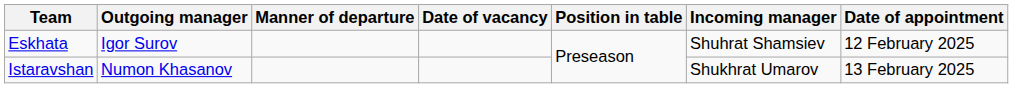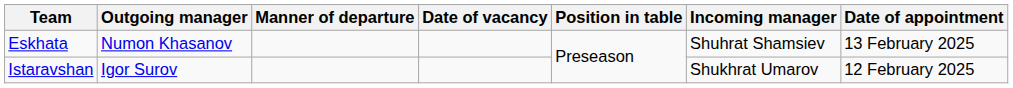(139, 43) Igor Surov -> (167, 43) Numon Khasanov
(909, 43) 12 February 2025 -> (909, 43) 13 February 2025
(167, 69) Numon Khasanov -> (139, 69) Igor Surov
(909, 69) 13 February 2025 -> (909, 69) 12 February 2025
